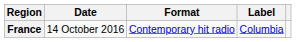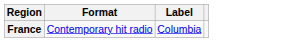- column: (85, 12)
